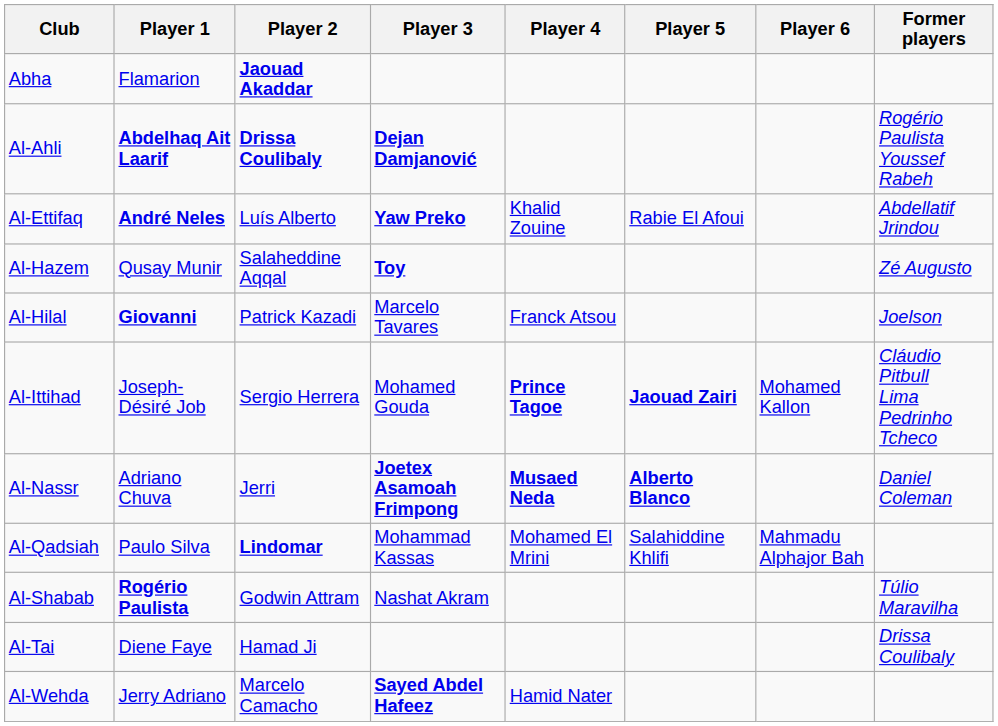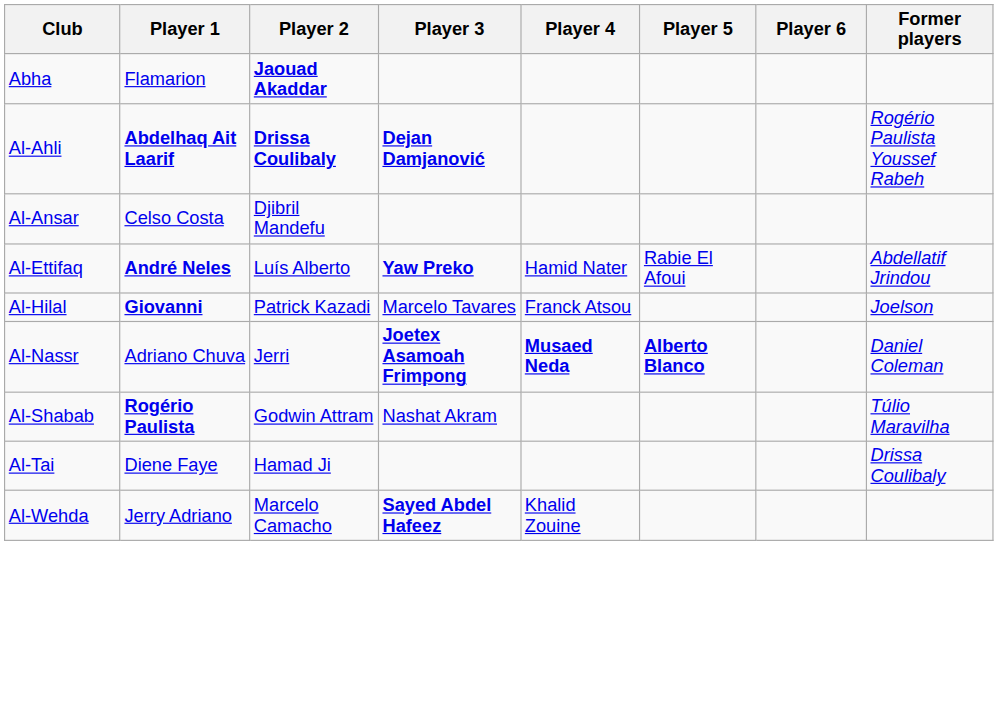+ row: (44, 218)
(538, 218) Khalid Zouine -> (576, 268) Hamid Nater
- row: (49, 268)
- row: (45, 397)
- row: (54, 547)
(561, 696) Hamid Nater -> (553, 515) Khalid Zouine
